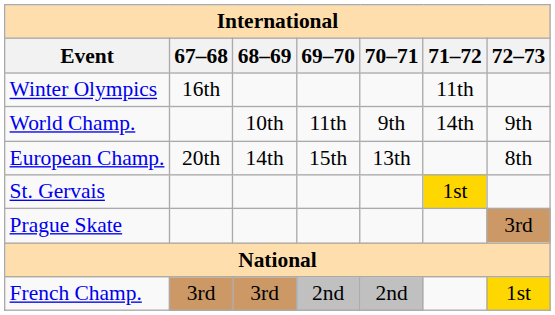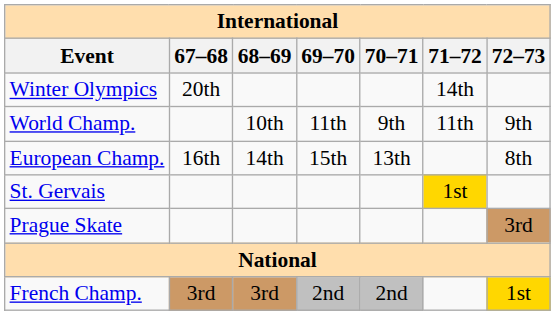(201, 89) 16th -> (201, 89) 20th
(455, 89) 11th -> (455, 89) 14th
(455, 123) 14th -> (455, 123) 11th
(201, 157) 20th -> (201, 157) 16th
